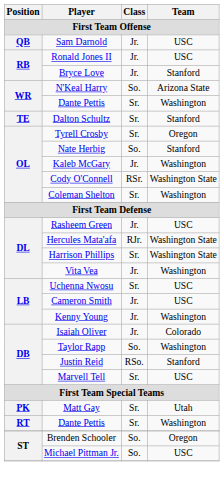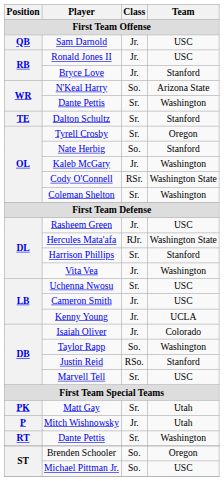(183, 255) Washington State -> (183, 255) Stanford
(183, 316) Washington -> (183, 316) UCLA
+ row: (23, 423)
